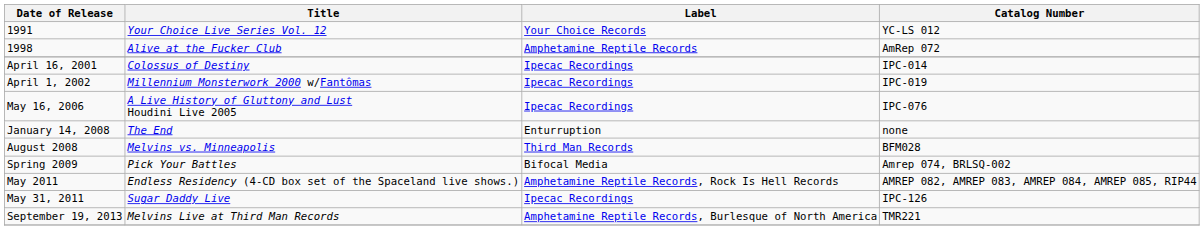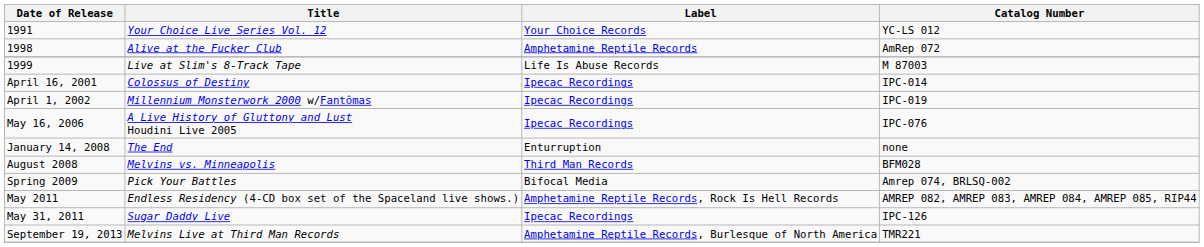+ row: (20, 65)
